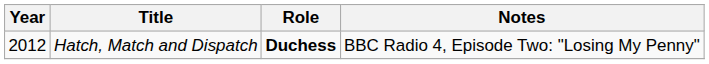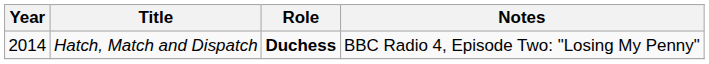(27, 44) 2012 -> (27, 44) 2014
